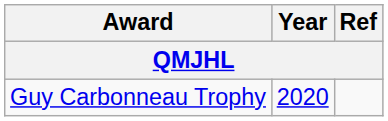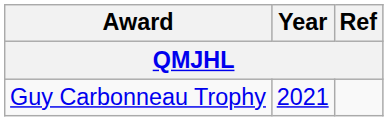(303, 97) 2020 -> (303, 97) 2021
